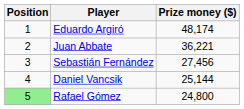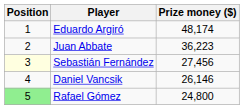(198, 46) 36,221 -> (198, 46) 36,223
(28, 63) no background -> (28, 63) lightyellow background
(198, 79) 25,144 -> (198, 79) 26,146
